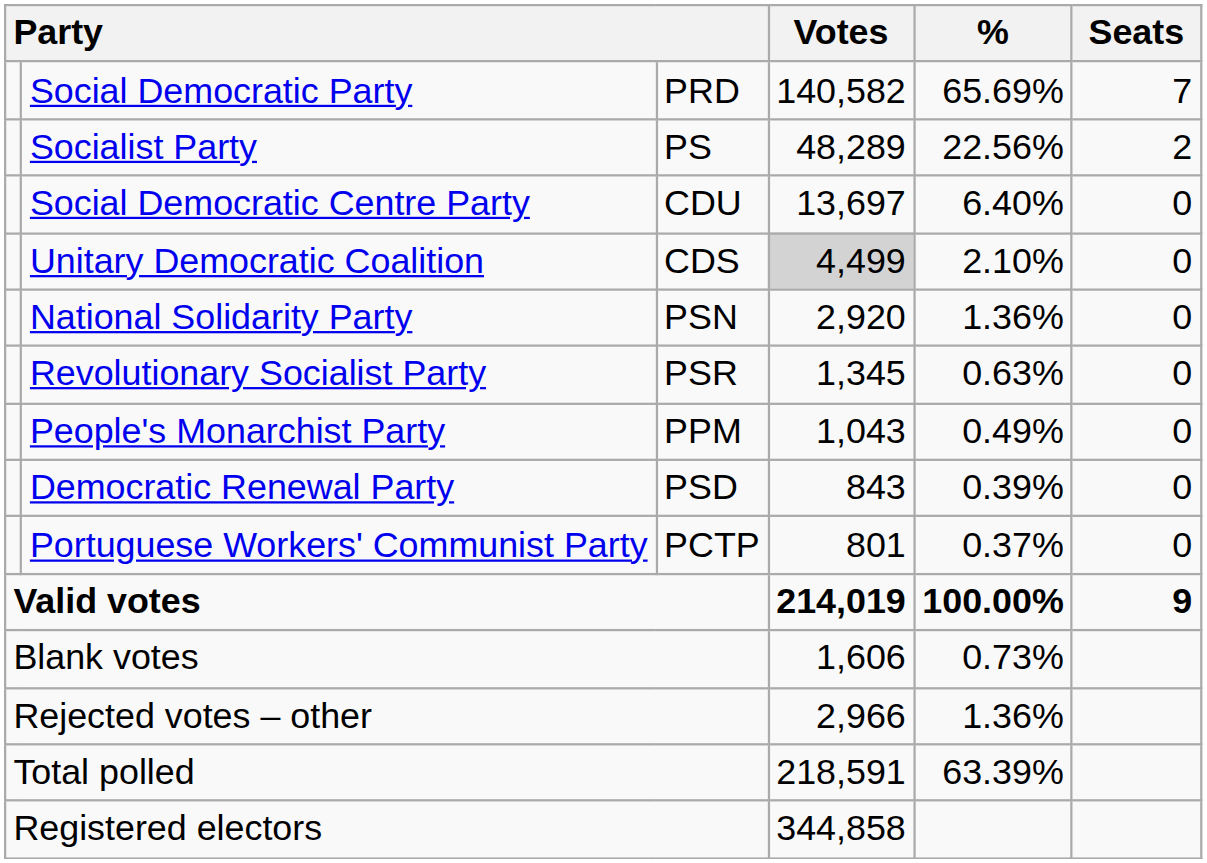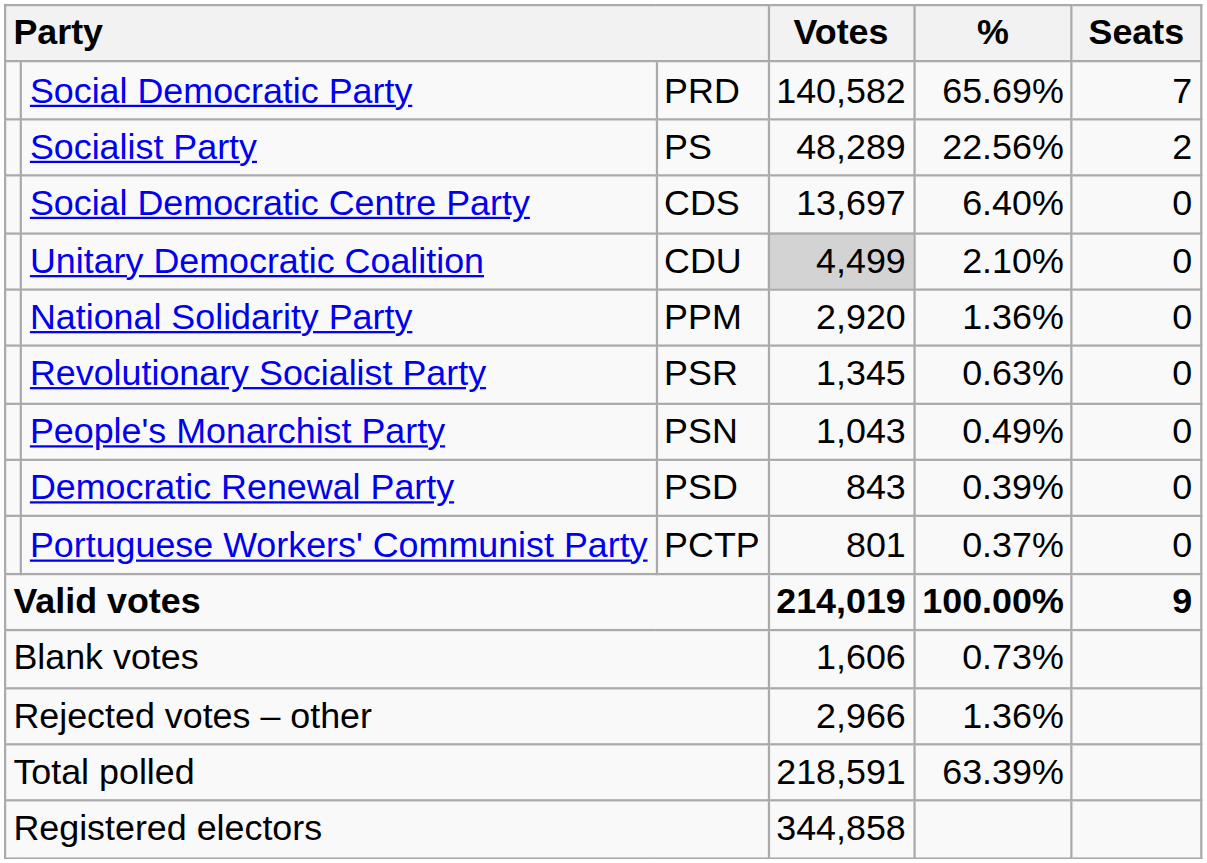(703, 203) CDU -> (702, 203) CDS
(702, 260) CDS -> (703, 260) CDU
(701, 317) PSN -> (703, 317) PPM
(703, 430) PPM -> (701, 430) PSN
